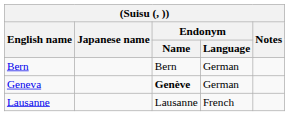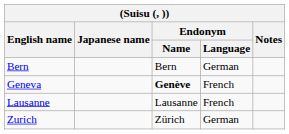(221, 84) German -> (218, 84) French
+ row: (22, 119)
